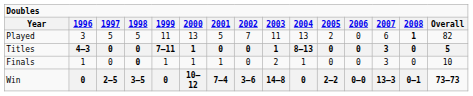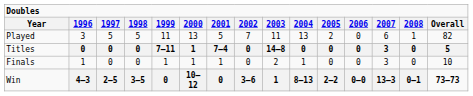(414, 37) bold -> (414, 37) normal
(83, 50) 4–3 -> (83, 50) 0
(221, 50) 0 -> (221, 50) 7–4
(276, 50) 1 -> (276, 50) 14–8
(303, 50) 8–13 -> (303, 50) 0
(138, 62) bold -> (138, 62) normal
(83, 80) 0 -> (83, 80) 4–3
(221, 80) 7–4 -> (221, 80) 0
(276, 80) 14–8 -> (276, 80) 1
(303, 80) 0 -> (303, 80) 8–13
